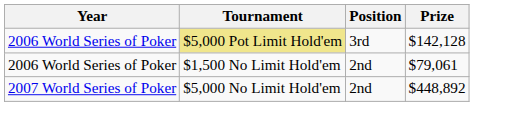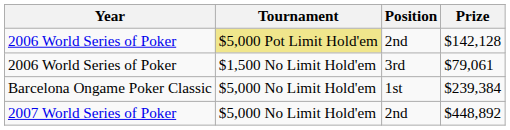(359, 40) 3rd -> (396, 40) 2nd
(361, 64) 2nd -> (395, 64) 3rd
+ row: (473, 88)
